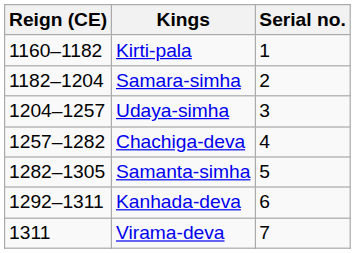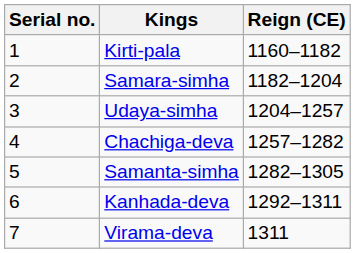columns swapped: (303, 19) <-> (58, 19)
